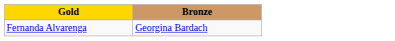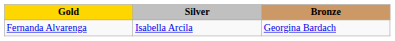+ column: (197, 12)
